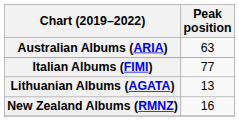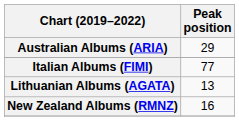(208, 47) 63 -> (208, 47) 29
